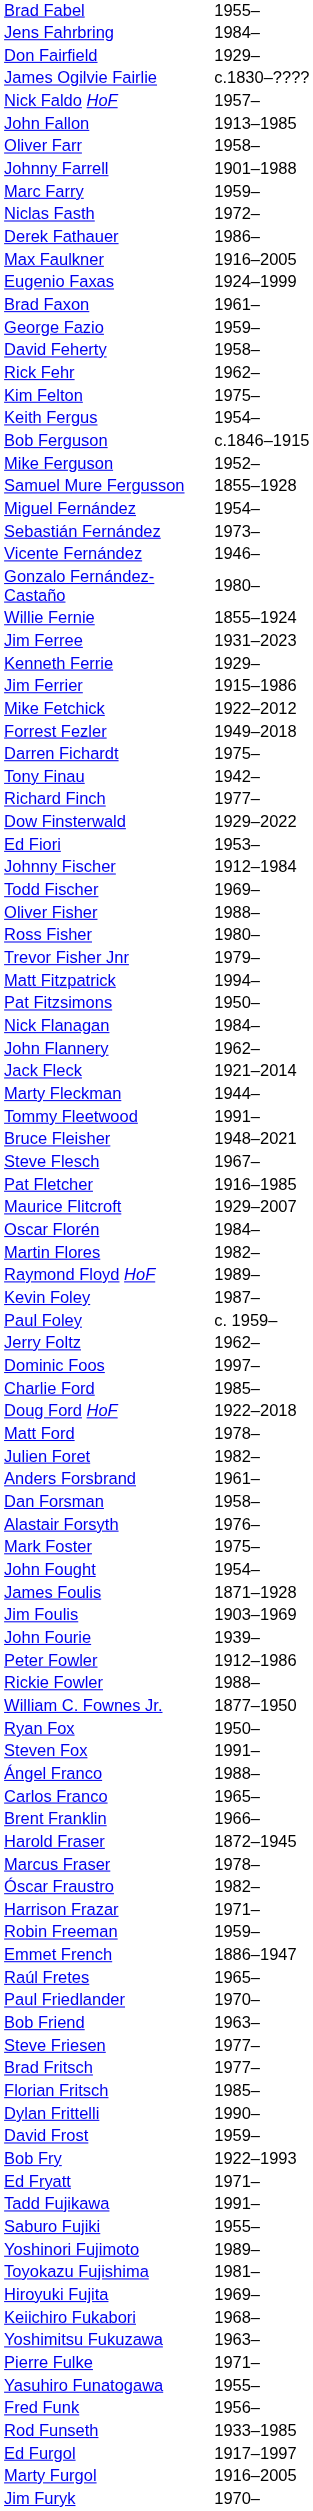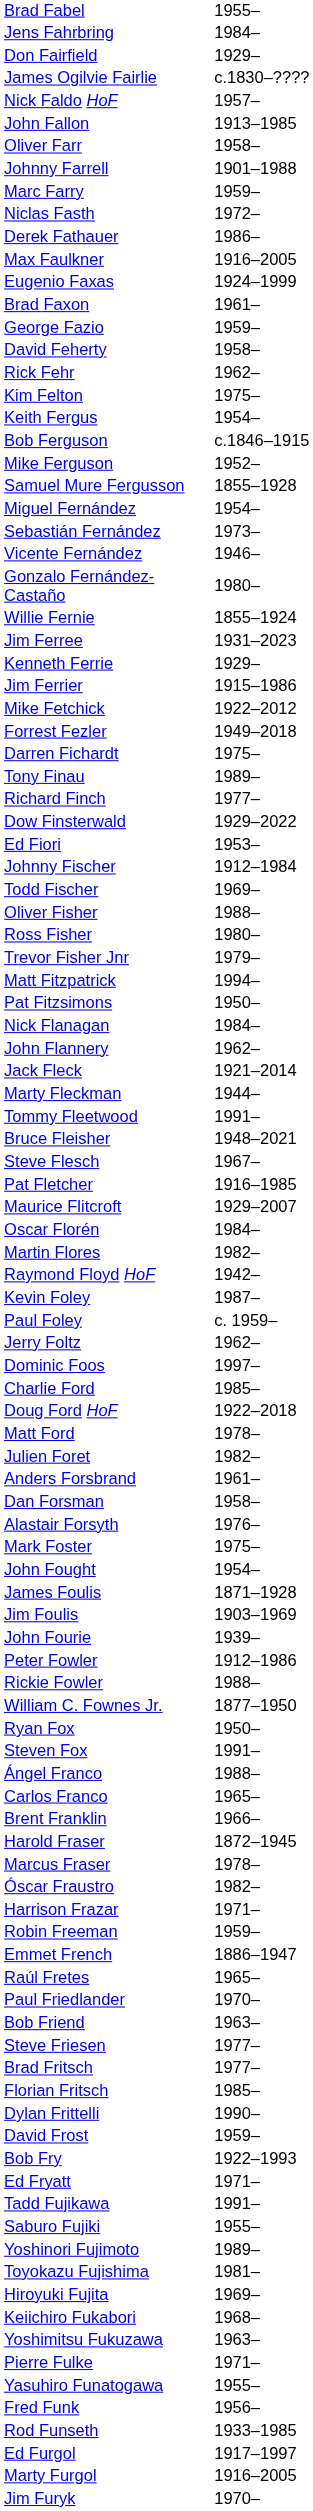(237, 776) 1942– -> (237, 776) 1989–
(237, 1275) 1989– -> (237, 1275) 1942–
